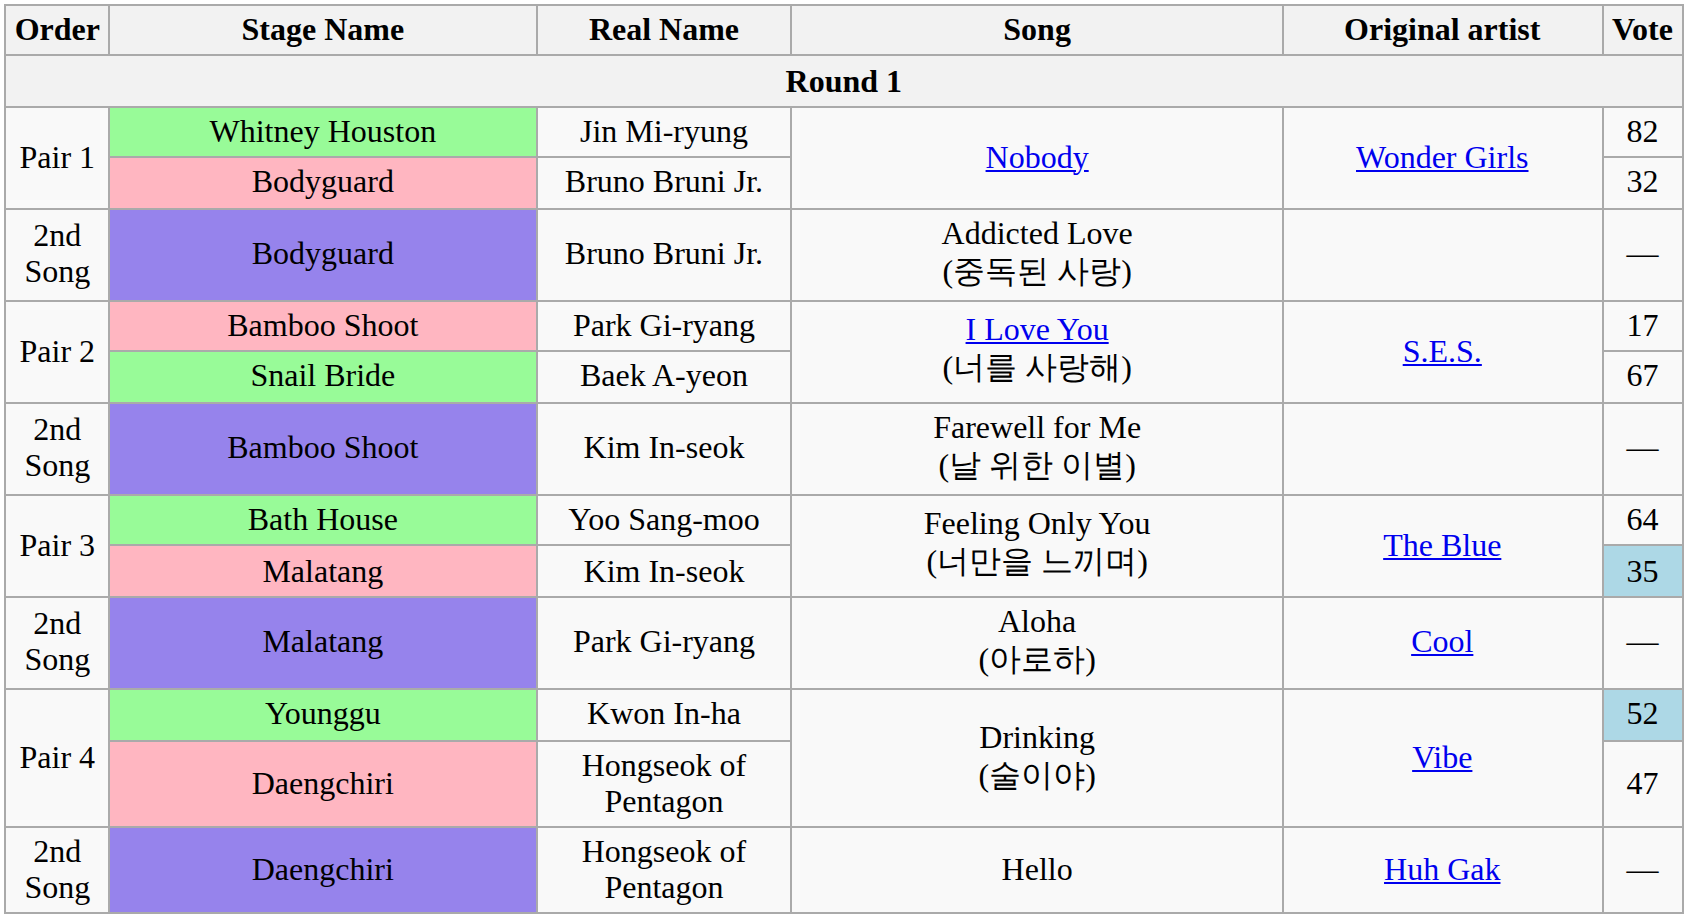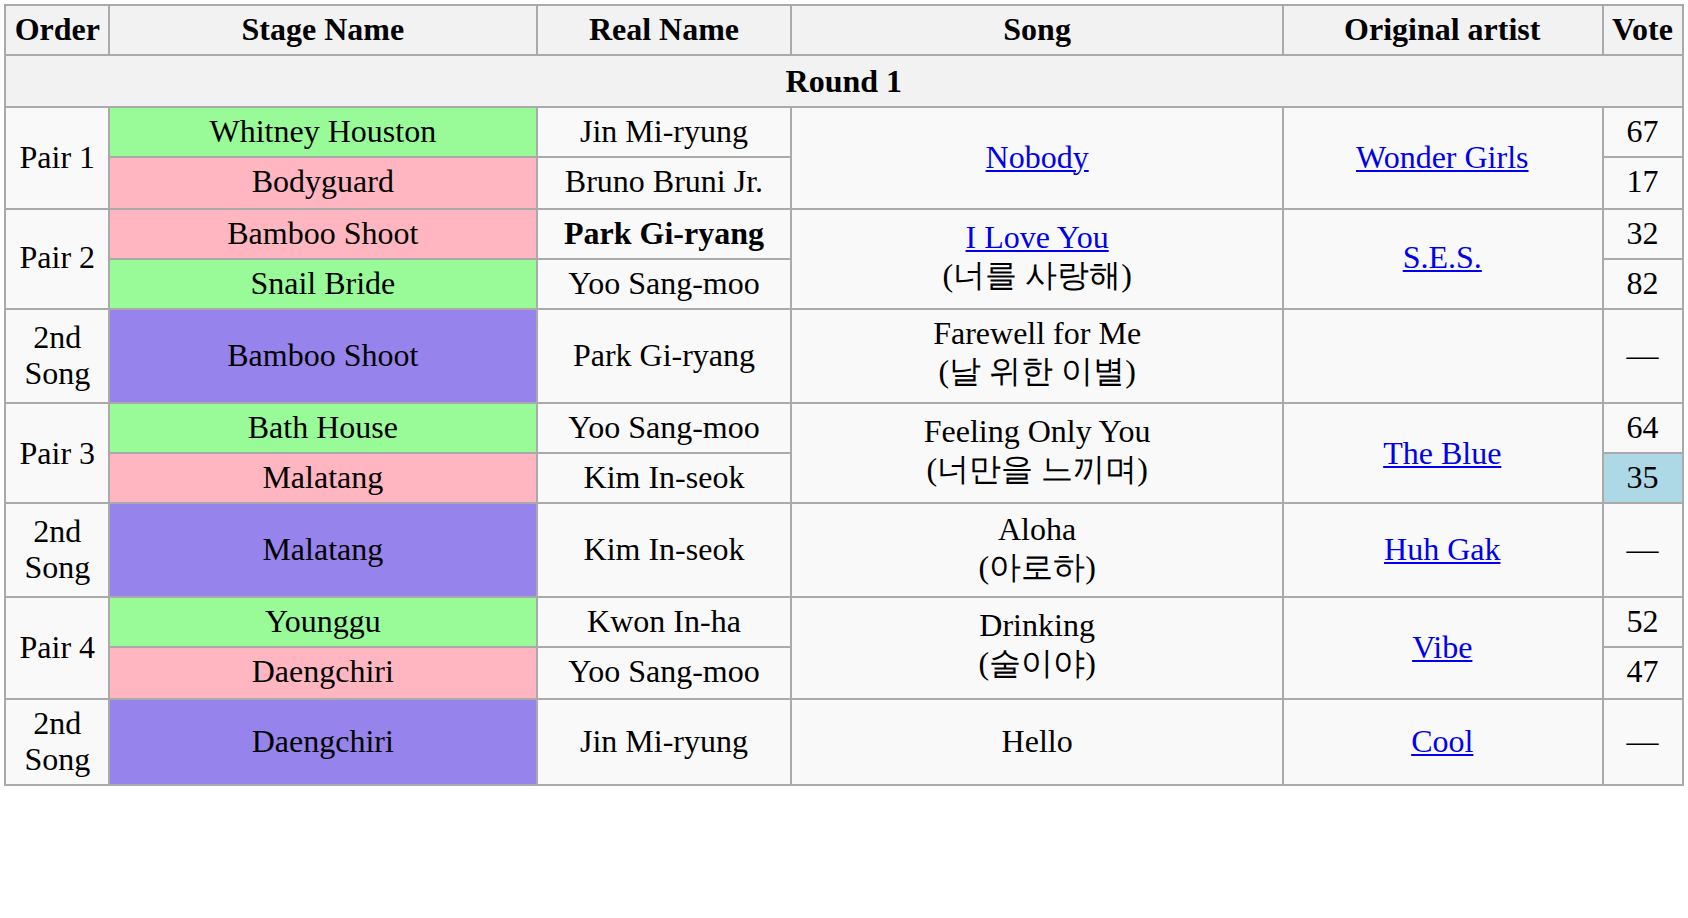(1642, 131) 82 -> (1642, 131) 67
(1642, 182) 32 -> (1642, 182) 17
- row: (323, 253)
(664, 325) normal -> (664, 232) bold
(1642, 325) 17 -> (1642, 232) 32
(664, 376) Baek A-yeon -> (664, 283) Yoo Sang-moo
(1642, 376) 67 -> (1642, 283) 82
(664, 448) Kim In-seok -> (664, 355) Park Gi-ryang
(664, 642) Park Gi-ryang -> (664, 549) Kim In-seok
(1442, 642) Cool -> (1442, 549) Huh Gak
(1642, 714) lightblue background -> (1642, 621) no background
(664, 782) Hongseok of Pentagon -> (664, 672) Yoo Sang-moo
(664, 869) Hongseok of Pentagon -> (664, 740) Jin Mi-ryung
(1442, 869) Huh Gak -> (1442, 740) Cool
